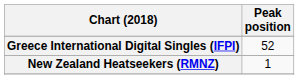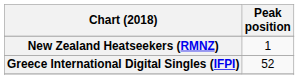rows swapped: (123, 45) <-> (123, 64)
